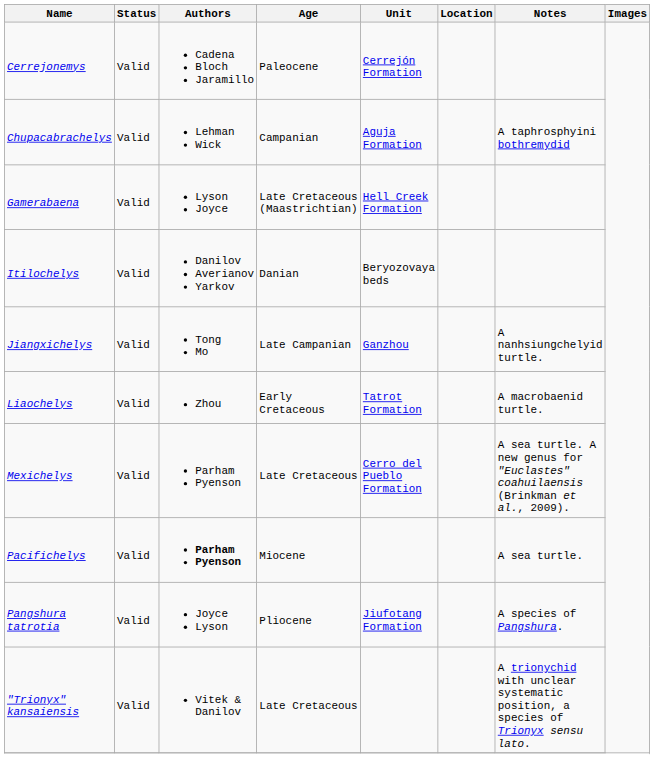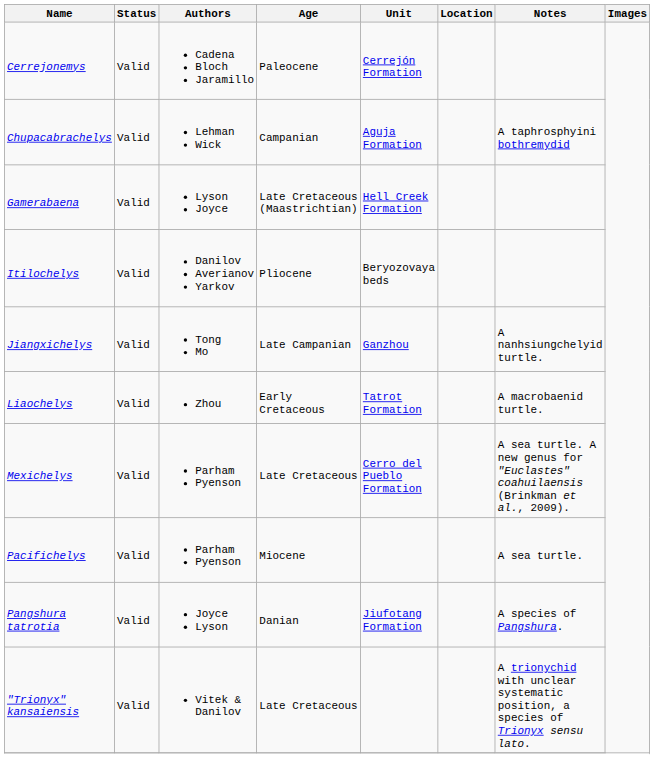(279, 274) Danian -> (286, 274) Pliocene
(208, 556) bold -> (208, 556) normal
(286, 621) Pliocene -> (279, 621) Danian
